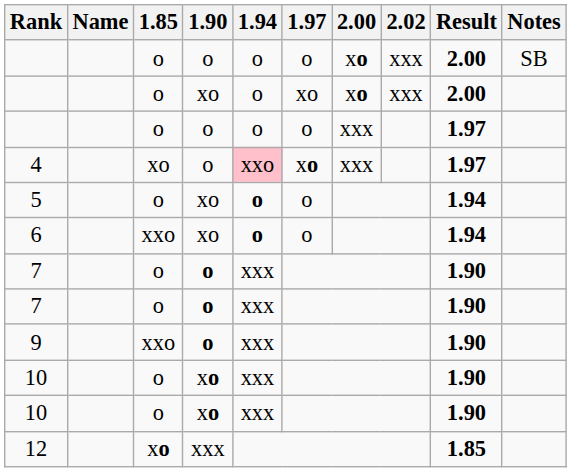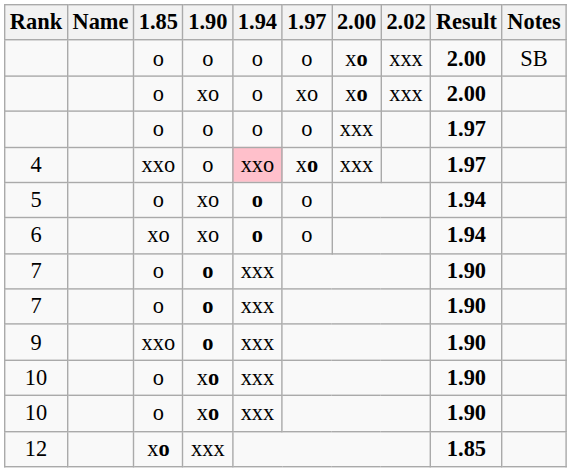(158, 164) xo -> (158, 164) xxo
(158, 235) xxo -> (158, 235) xo
